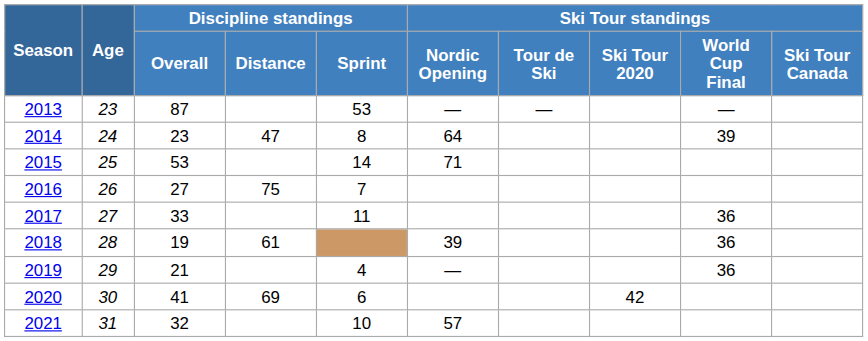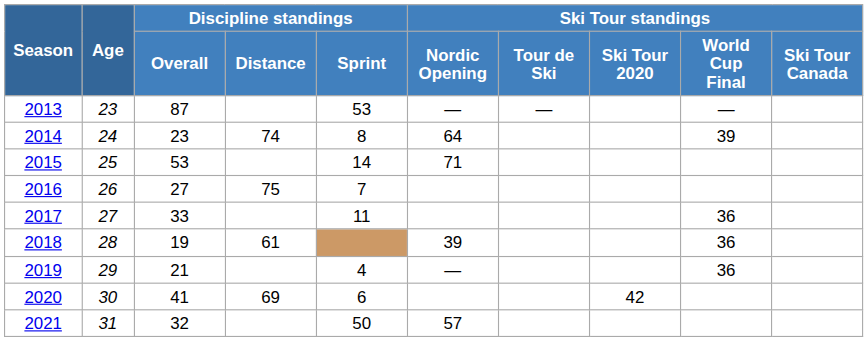(271, 136) 47 -> (271, 136) 74
(362, 323) 10 -> (362, 323) 50
